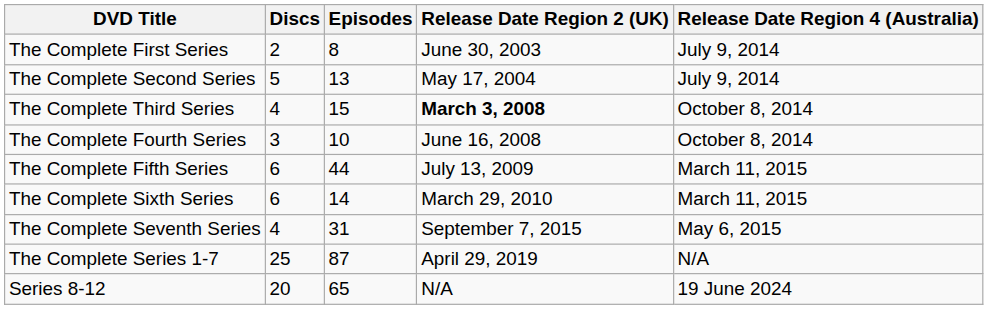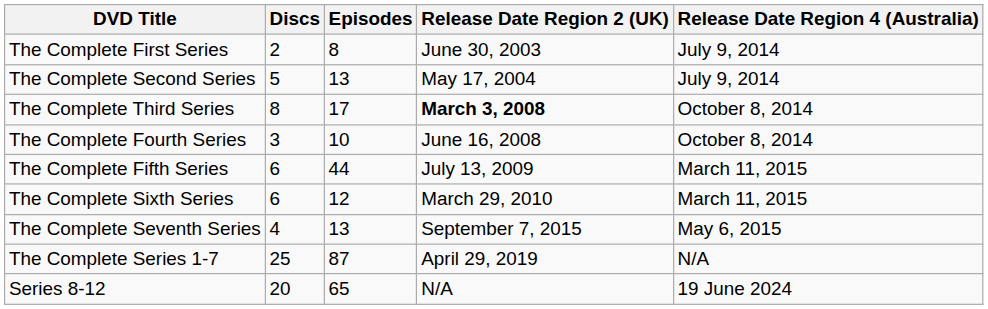(275, 109) 4 -> (275, 109) 8
(339, 109) 15 -> (339, 109) 17
(339, 199) 14 -> (339, 199) 12
(339, 229) 31 -> (339, 229) 13
